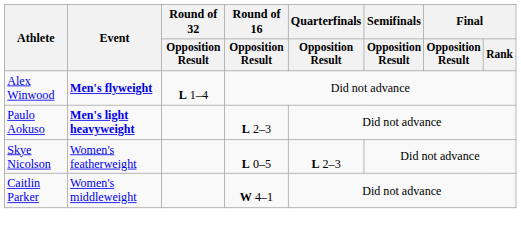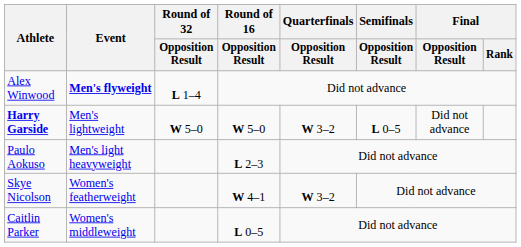+ row: (28, 122)
(102, 122) bold -> (100, 157) normal
(256, 164) L 0–5 -> (249, 198) W 4–1
(326, 164) L 2–3 -> (318, 198) W 3–2
(256, 198) W 4–1 -> (249, 232) L 0–5
